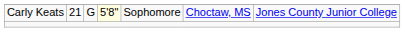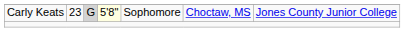(75, 13) 21 -> (75, 13) 23
(91, 13) no background -> (91, 13) lightgrey background
